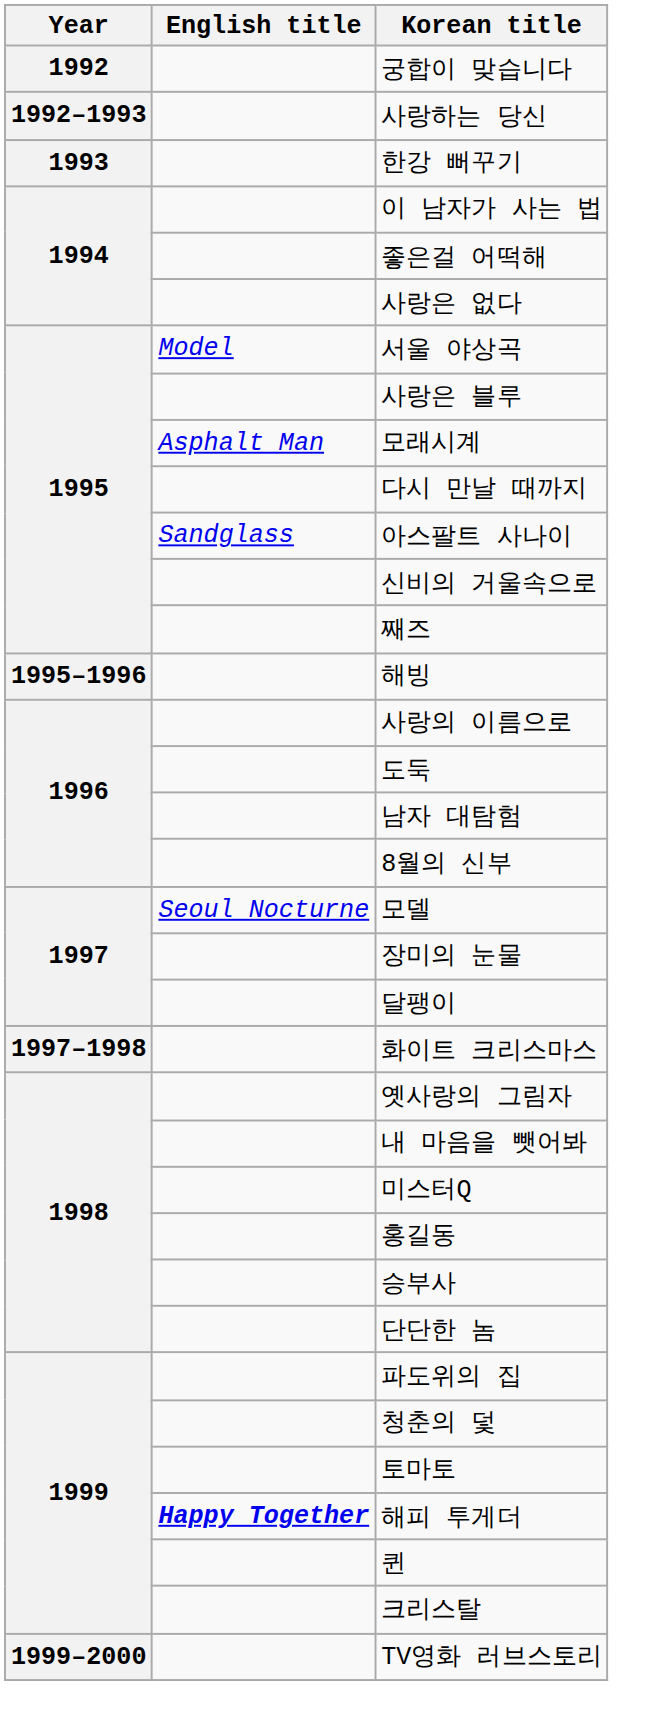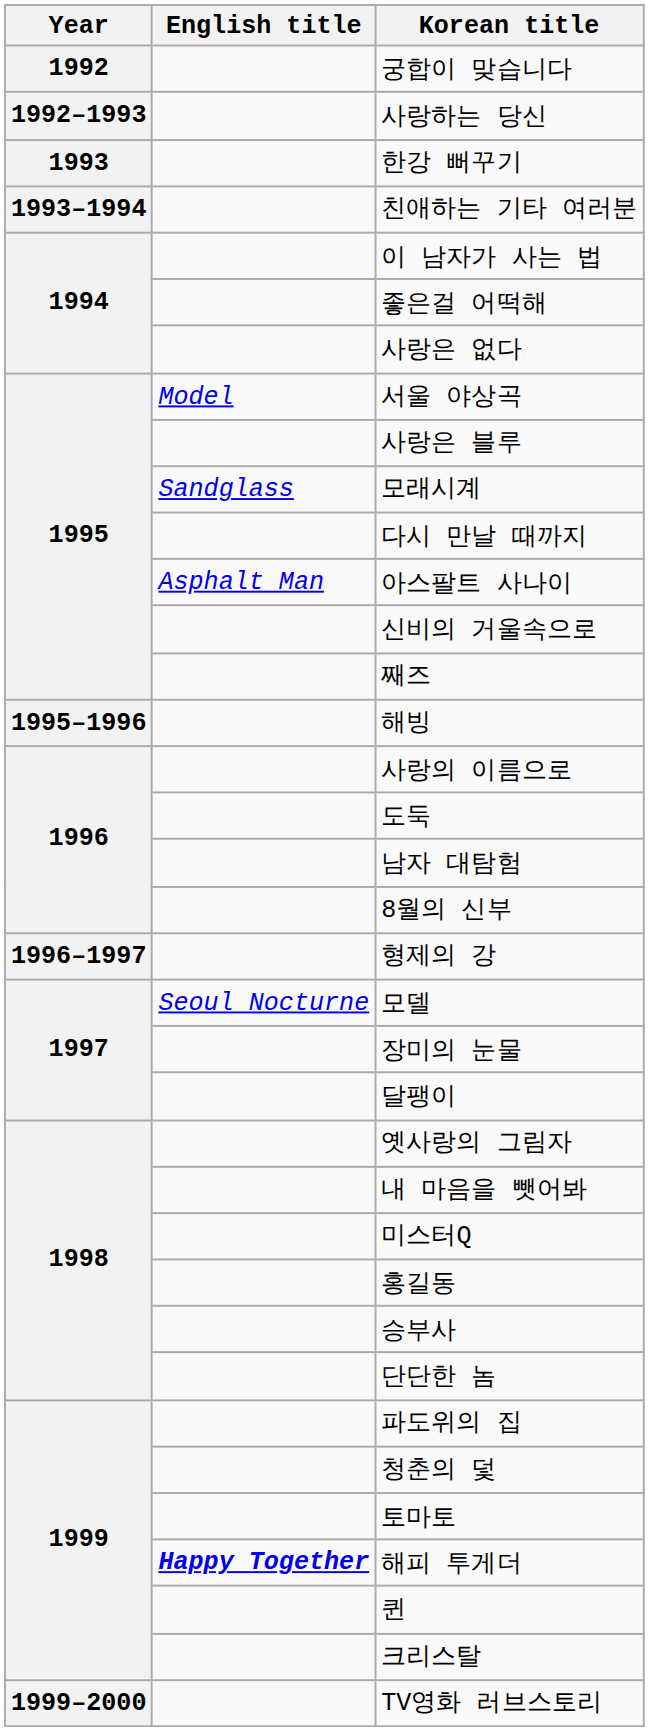+ row: (509, 210)
(241, 443) Asphalt Man -> (226, 489) Sandglass
(226, 536) Sandglass -> (241, 583) Asphalt Man
+ row: (439, 957)
- row: (489, 1050)
